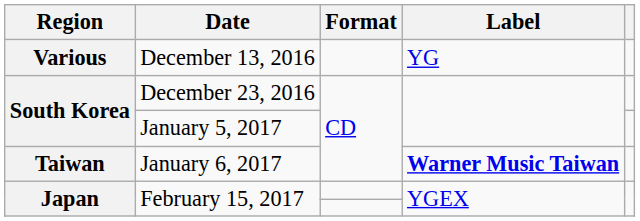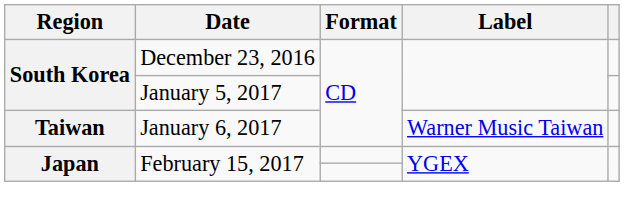- row: (70, 57)
(513, 163) bold -> (505, 127) normal
